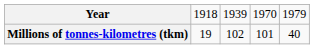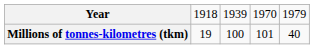(235, 34) 102 -> (235, 34) 100
